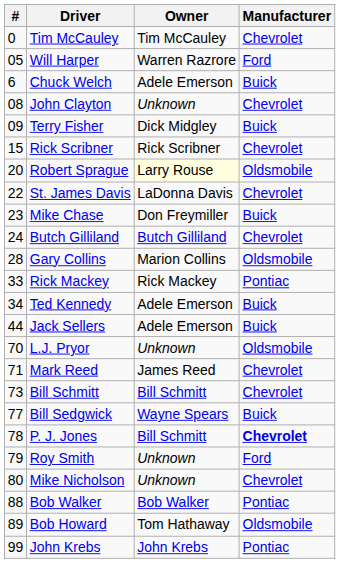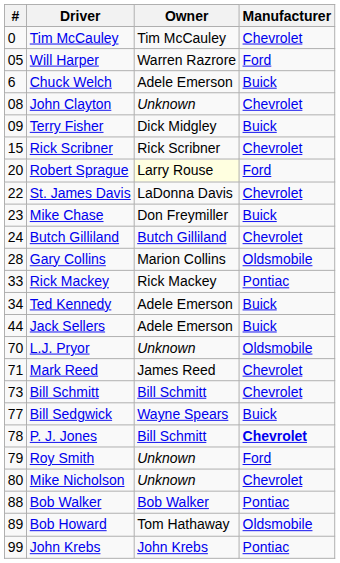(278, 171) Oldsmobile -> (257, 171) Ford
